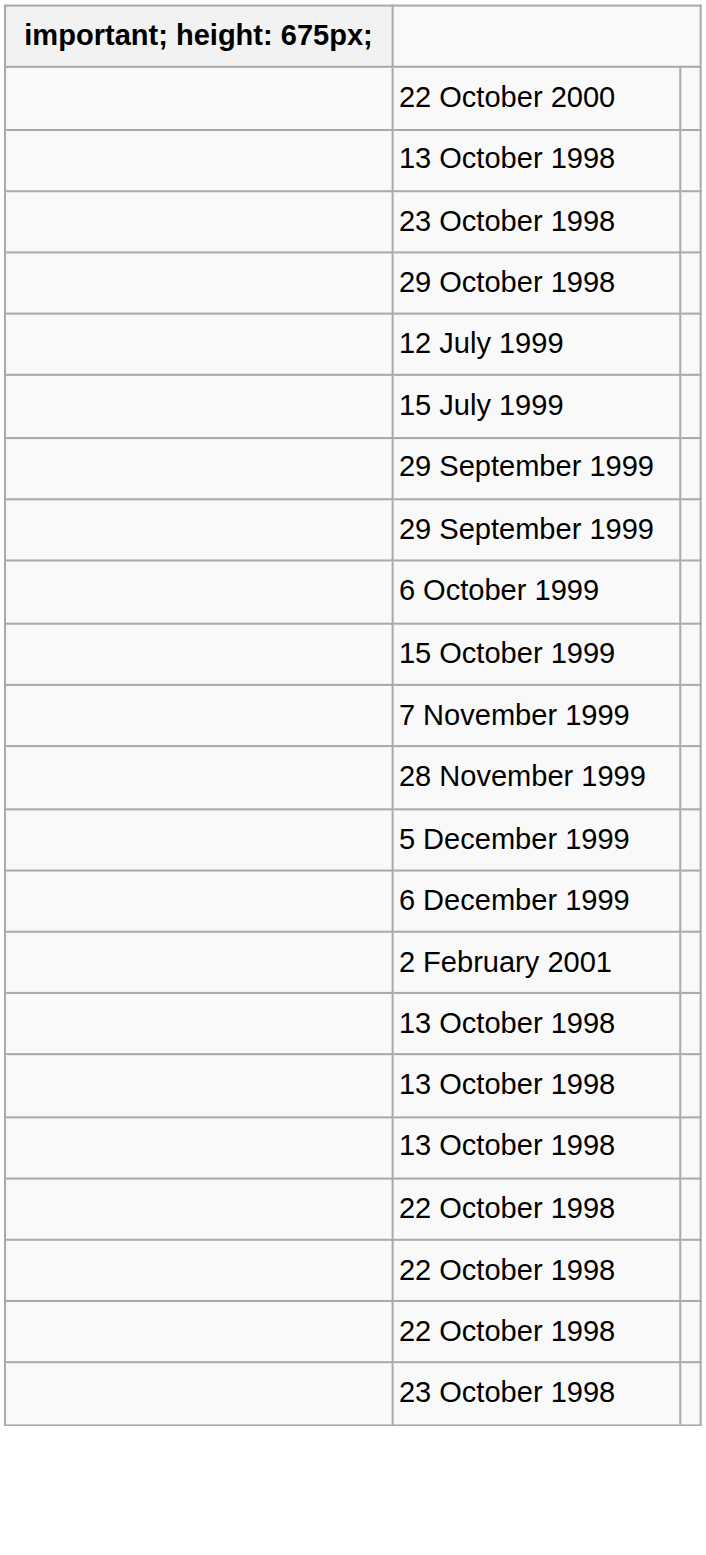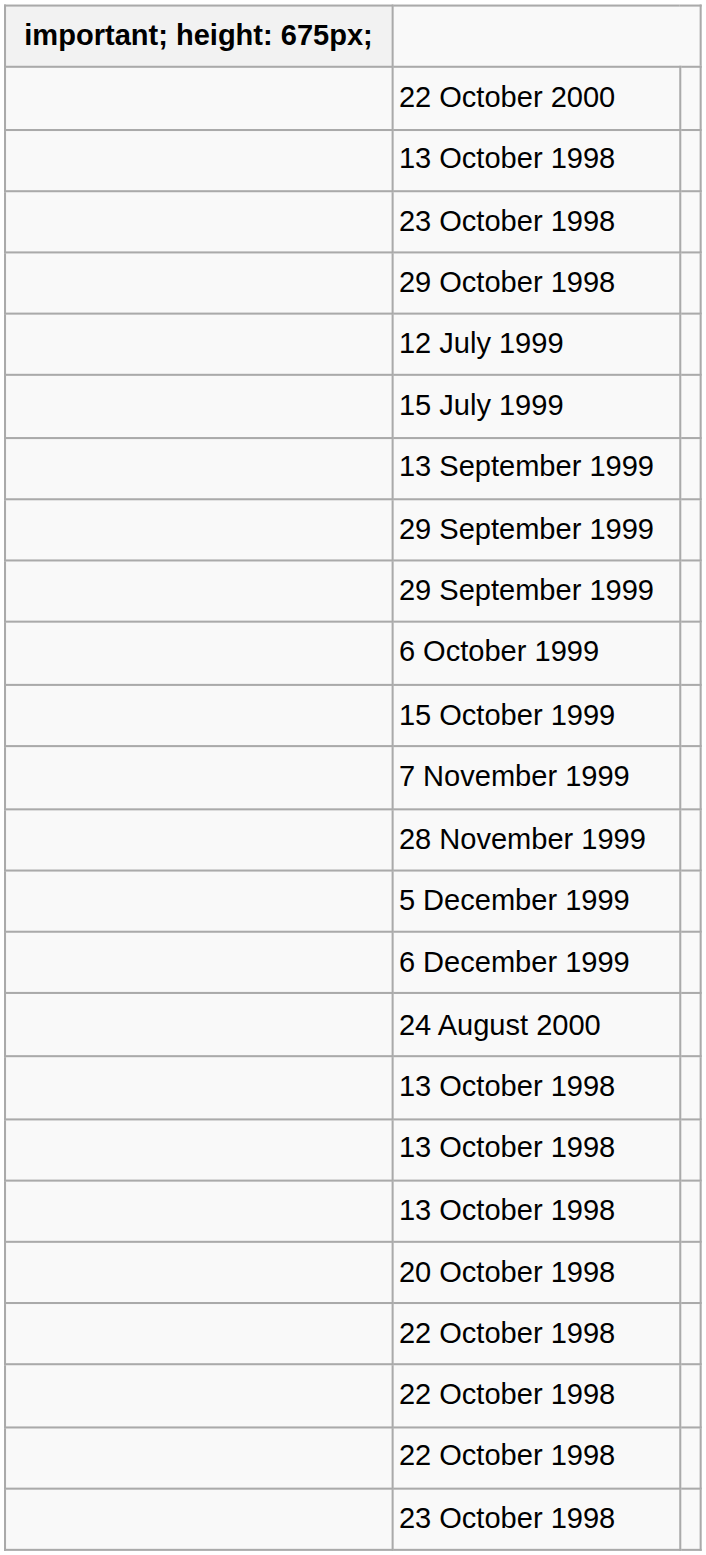+ row: (199, 468)
+ row: (199, 1025)
- row: (199, 963)
+ row: (199, 1273)
